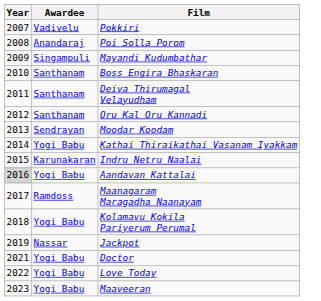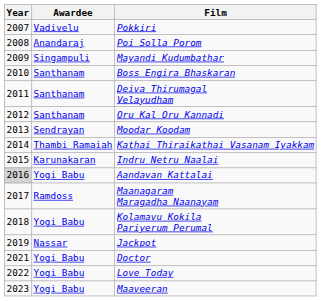(59, 145) Yogi Babu -> (73, 145) Thambi Ramaiah
